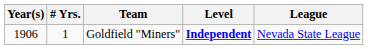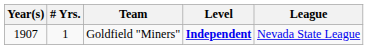(26, 34) 1906 -> (26, 34) 1907
